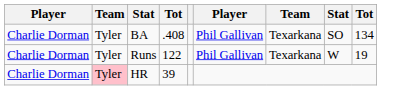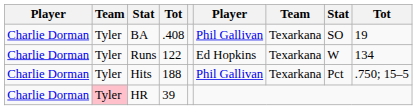(364, 34) 134 -> (361, 34) 19
(230, 54) Phil Gallivan -> (226, 54) Ed Hopkins
(361, 54) 19 -> (364, 54) 134
+ row: (141, 74)
